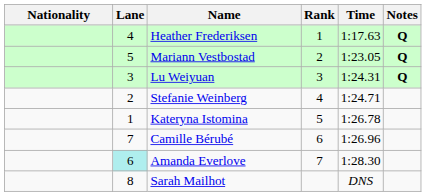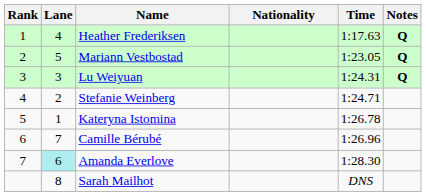columns swapped: (319, 14) <-> (59, 14)
